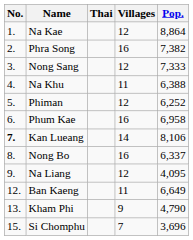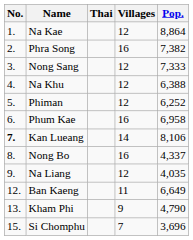(123, 84) 11 -> (123, 84) 12
(173, 155) 6,337 -> (173, 155) 4,337
(173, 173) 4,095 -> (173, 173) 4,035
